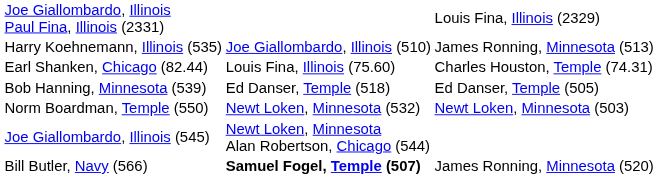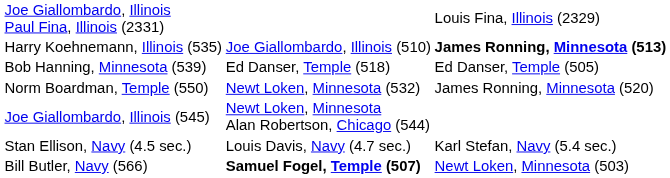(544, 47) normal -> (550, 47) bold
- row: (106, 67)
(532, 108) Newt Loken, Minnesota (503) -> (544, 88) James Ronning, Minnesota (520)
+ row: (98, 145)
(544, 166) James Ronning, Minnesota (520) -> (532, 166) Newt Loken, Minnesota (503)
